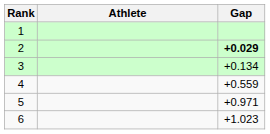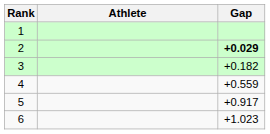(241, 66) +0.134 -> (241, 66) +0.182
(241, 102) +0.971 -> (241, 102) +0.917
